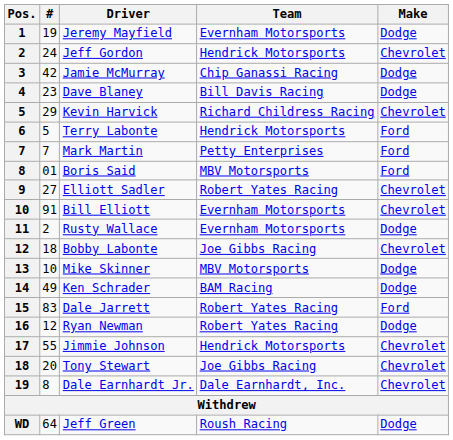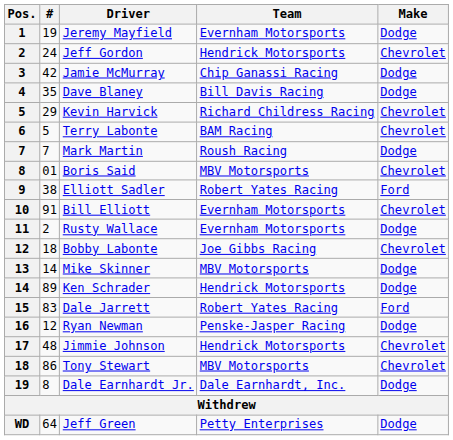(50, 93) 23 -> (50, 93) 35
(273, 132) Hendrick Motorsports -> (236, 132) BAM Racing
(395, 132) Ford -> (413, 132) Chevrolet
(262, 151) Petty Enterprises -> (243, 151) Roush Racing
(395, 151) Ford -> (399, 151) Dodge
(395, 171) Ford -> (413, 171) Chevrolet
(50, 190) 27 -> (50, 190) 38
(413, 190) Chevrolet -> (395, 190) Ford
(50, 269) 10 -> (50, 269) 14
(50, 288) 49 -> (50, 288) 89
(236, 288) BAM Racing -> (273, 288) Hendrick Motorsports
(269, 327) Robert Yates Racing -> (273, 327) Penske-Jasper Racing
(50, 347) 55 -> (50, 347) 48
(50, 366) 20 -> (50, 366) 86
(258, 366) Joe Gibbs Racing -> (254, 366) MBV Motorsports
(413, 386) Chevrolet -> (399, 386) Dodge
(243, 425) Roush Racing -> (262, 425) Petty Enterprises
